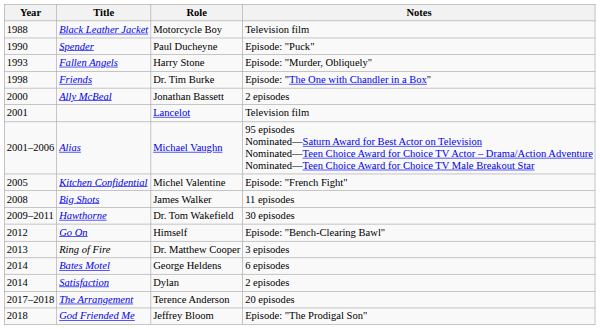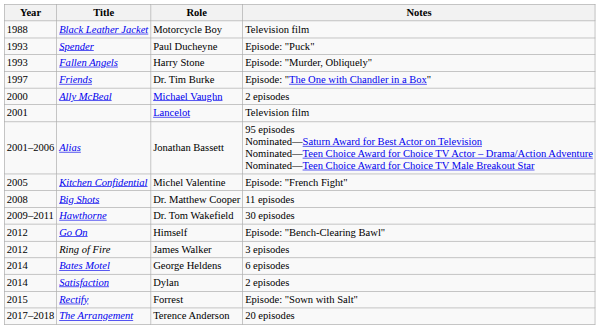(17, 46) 1990 -> (17, 46) 1993
(17, 79) 1998 -> (17, 79) 1997
(188, 96) Jonathan Bassett -> (188, 96) Michael Vaughn
(188, 147) Michael Vaughn -> (188, 147) Jonathan Bassett
(182, 199) James Walker -> (197, 199) Dr. Matthew Cooper
(17, 249) 2013 -> (17, 249) 2012
(197, 249) Dr. Matthew Cooper -> (182, 249) James Walker
+ row: (74, 299)
- row: (97, 316)
